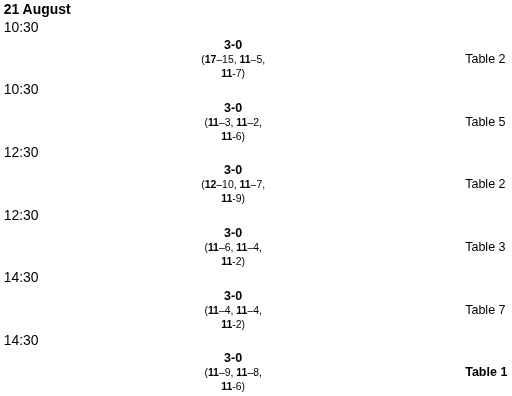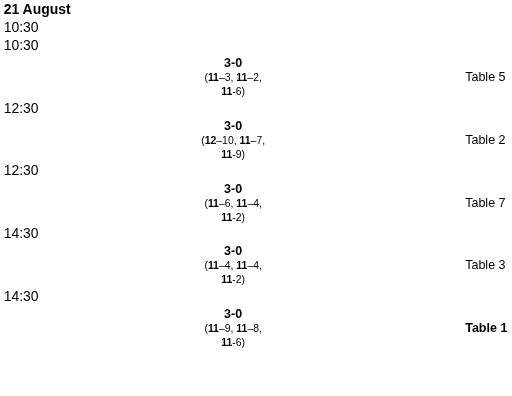- row: (98, 59)
(485, 247) Table 3 -> (485, 202) Table 7
(485, 309) Table 7 -> (485, 265) Table 3
